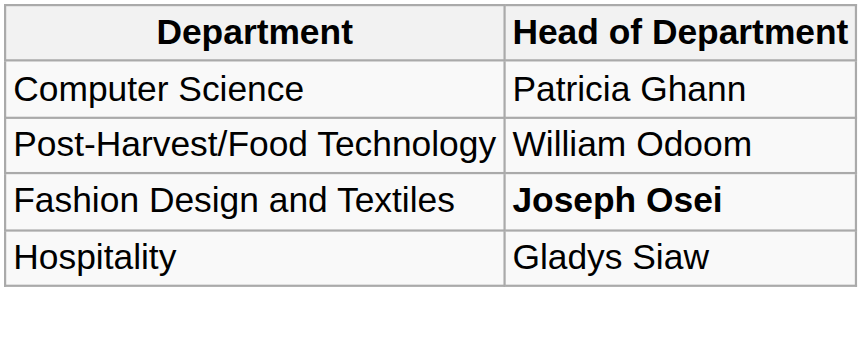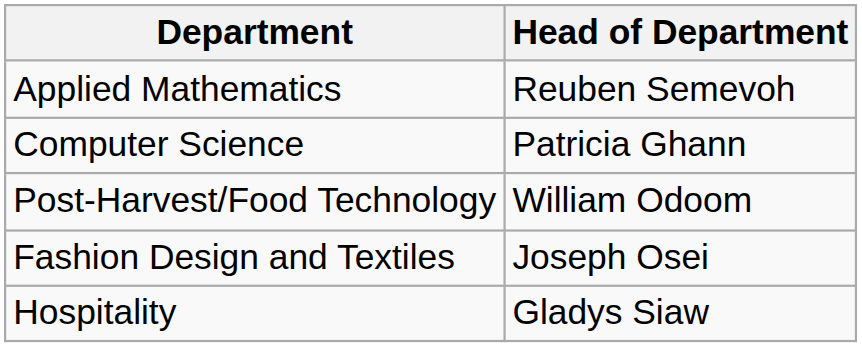+ row: (177, 88)
(618, 200) bold -> (611, 256) normal
